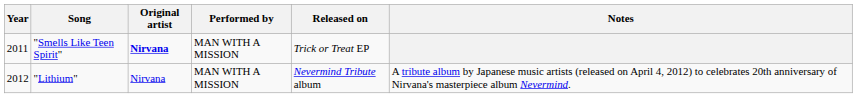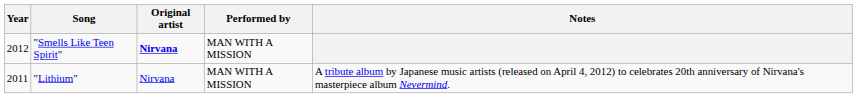- column: (340, 19)
(18, 48) 2011 -> (18, 48) 2012
(18, 78) 2012 -> (18, 78) 2011
